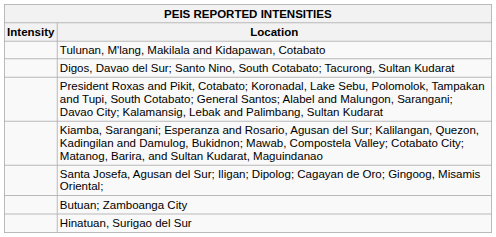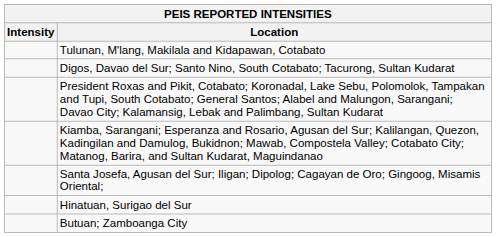rows swapped: (124, 205) <-> (126, 223)
